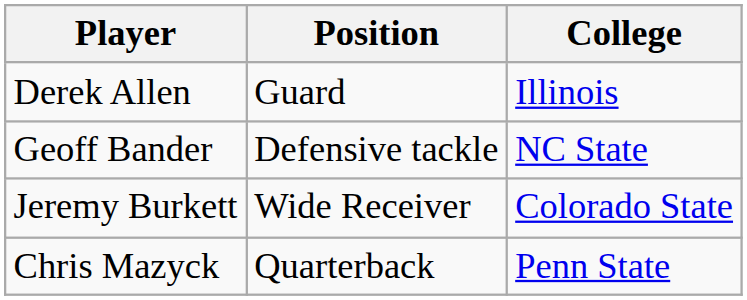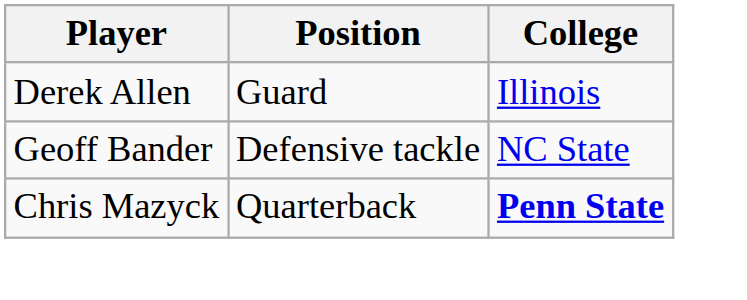- row: (125, 206)
(593, 264) normal -> (581, 206) bold
